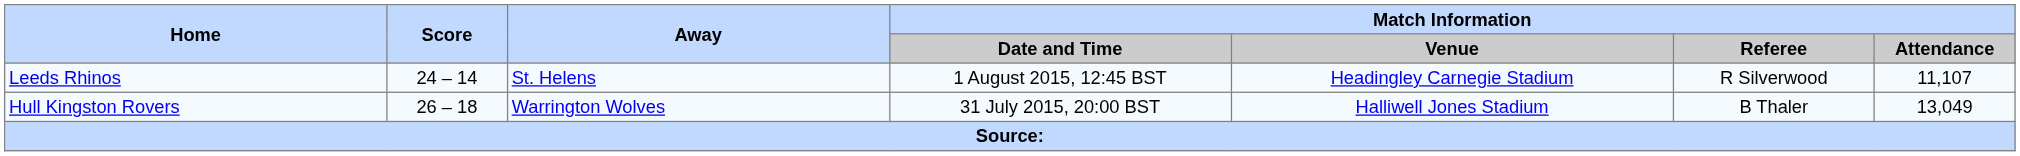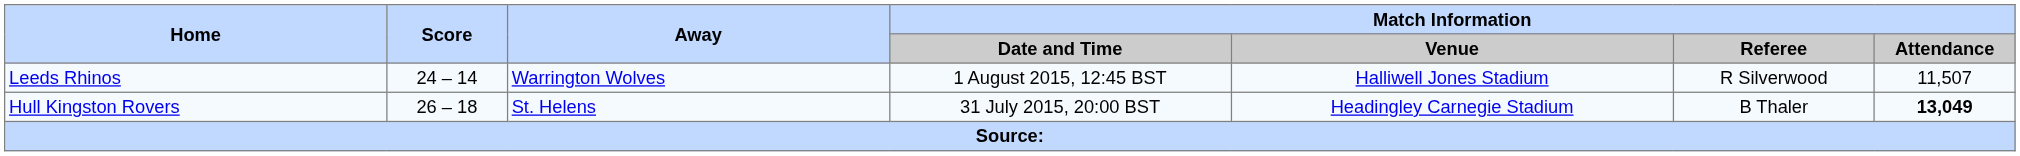(554, 78) St. Helens -> (588, 78) Warrington Wolves
(1452, 78) Headingley Carnegie Stadium -> (1452, 78) Halliwell Jones Stadium
(1945, 78) 11,107 -> (1945, 78) 11,507
(588, 107) Warrington Wolves -> (554, 107) St. Helens
(1452, 107) Halliwell Jones Stadium -> (1452, 107) Headingley Carnegie Stadium
(1945, 107) normal -> (1945, 107) bold
